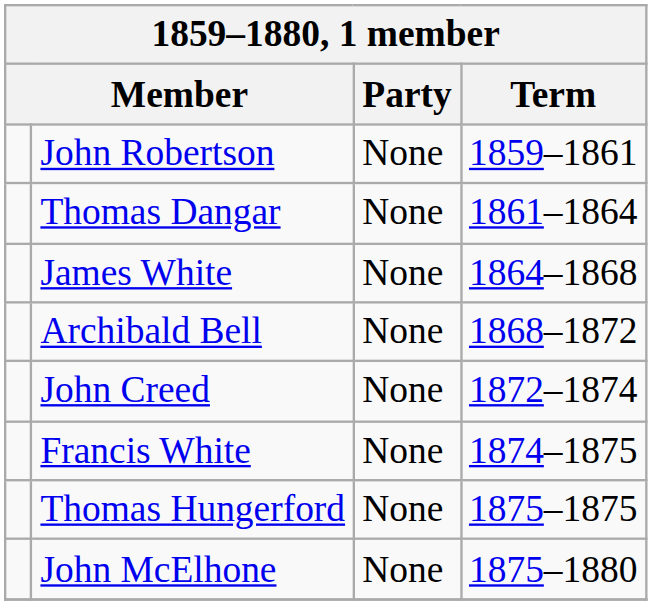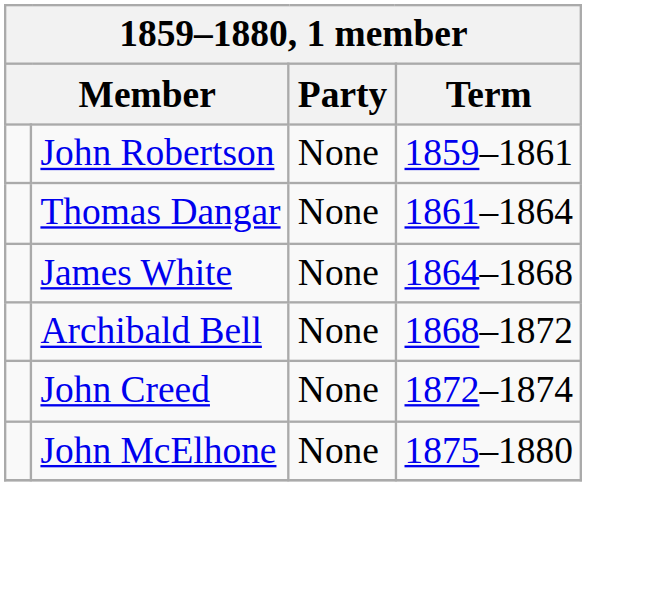- row: (146, 449)
- row: (193, 509)
